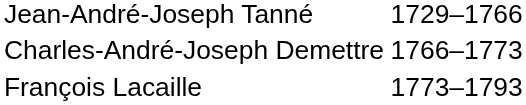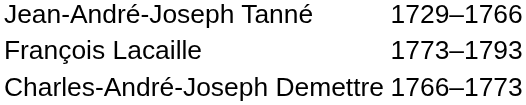rows swapped: (194, 50) <-> (103, 87)
